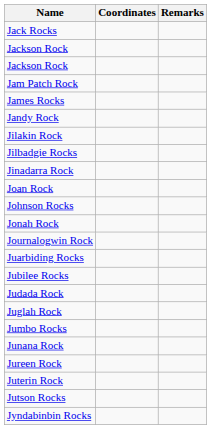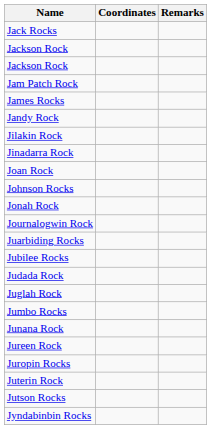- row: (42, 153)
+ row: (39, 363)
